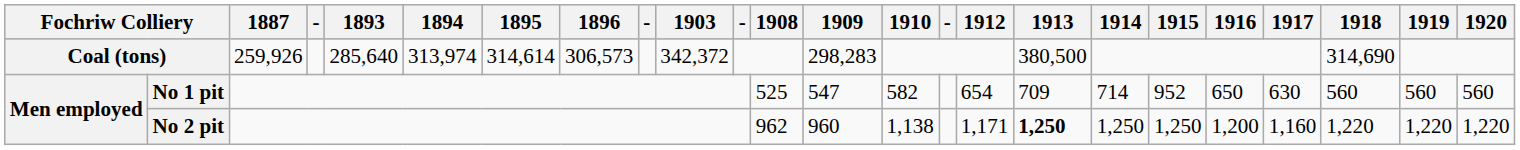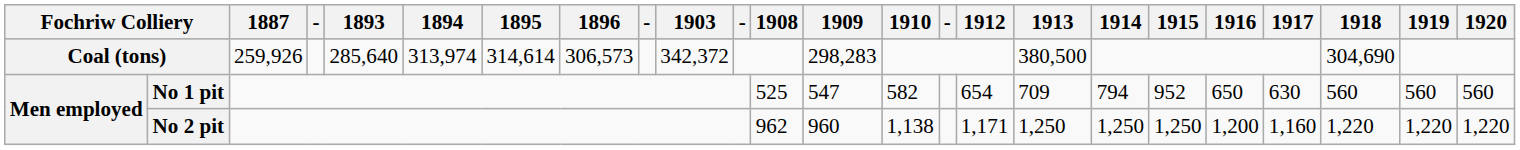(1361, 56) 314,690 -> (1361, 56) 304,690
(1112, 91) 714 -> (1112, 91) 794
(1042, 125) bold -> (1042, 125) normal
